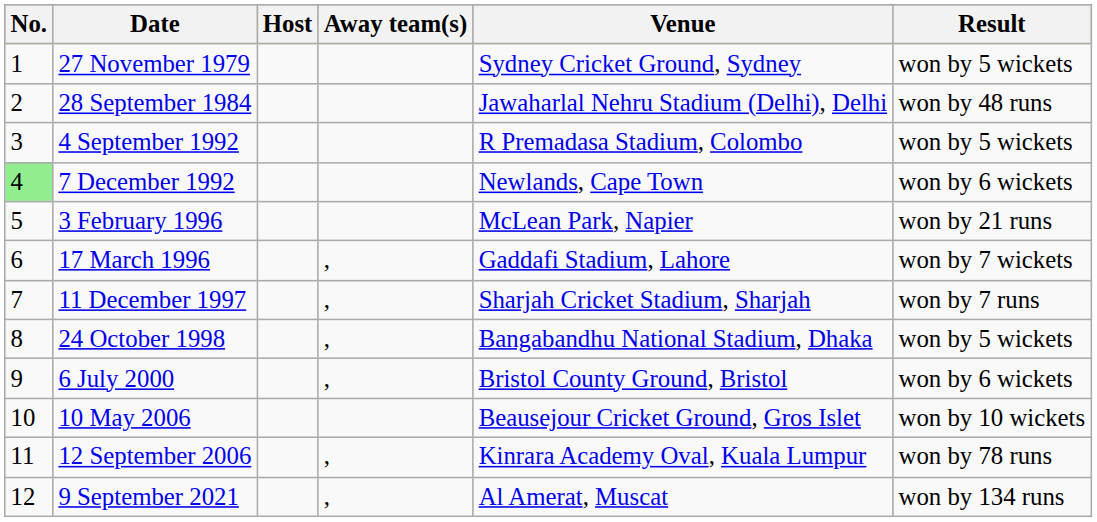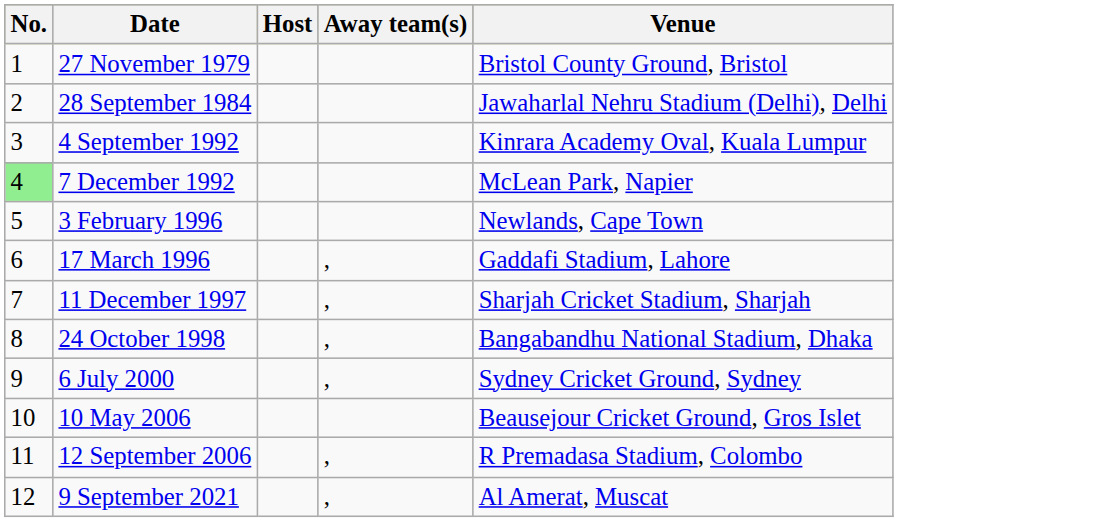- column: (992, 24)
(640, 63) Sydney Cricket Ground, Sydney -> (633, 63) Bristol County Ground, Bristol
(641, 142) R Premadasa Stadium, Colombo -> (673, 142) Kinrara Academy Oval, Kuala Lumpur
(591, 181) Newlands, Cape Town -> (586, 181) McLean Park, Napier
(586, 220) McLean Park, Napier -> (591, 220) Newlands, Cape Town
(633, 378) Bristol County Ground, Bristol -> (640, 378) Sydney Cricket Ground, Sydney
(673, 456) Kinrara Academy Oval, Kuala Lumpur -> (641, 456) R Premadasa Stadium, Colombo
